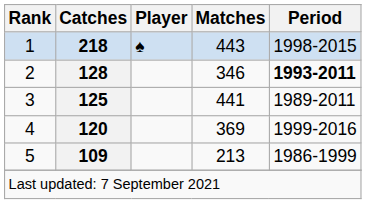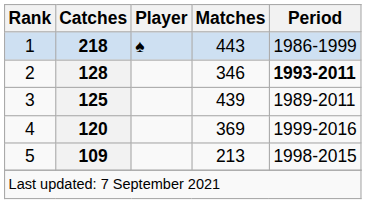(315, 45) 1998-2015 -> (315, 45) 1986-1999
(230, 101) 441 -> (230, 101) 439
(315, 156) 1986-1999 -> (315, 156) 1998-2015
